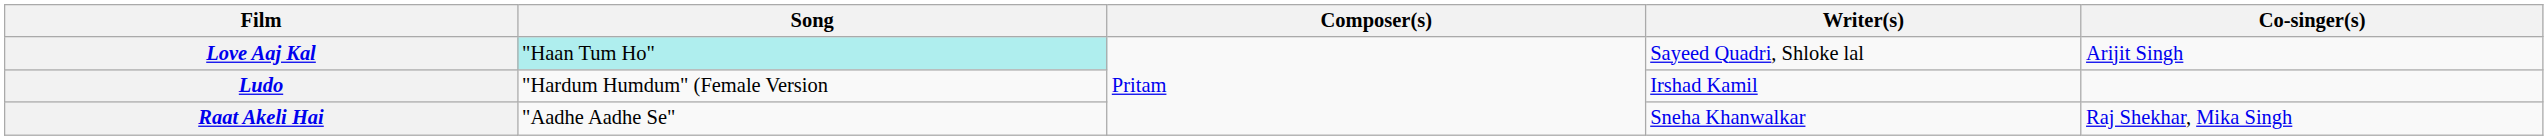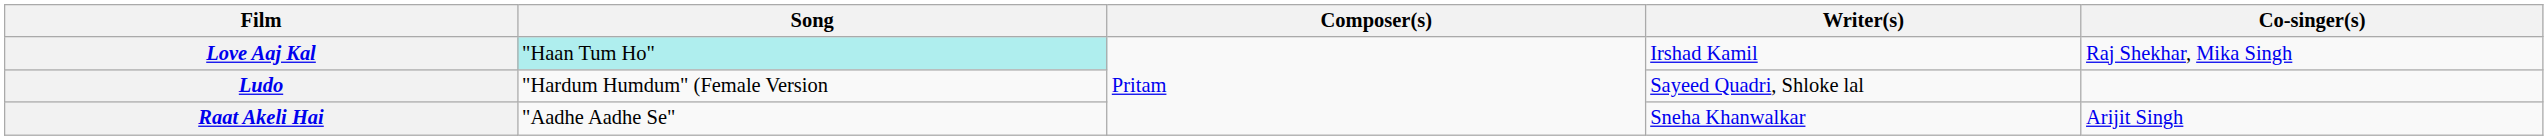(1757, 53) Sayeed Quadri, Shloke lal -> (1704, 53) Irshad Kamil
(2135, 53) Arijit Singh -> (2189, 53) Raj Shekhar, Mika Singh
(1704, 85) Irshad Kamil -> (1757, 85) Sayeed Quadri, Shloke lal
(2189, 118) Raj Shekhar, Mika Singh -> (2135, 118) Arijit Singh
